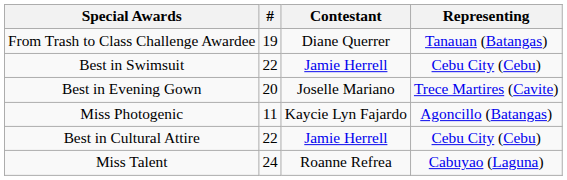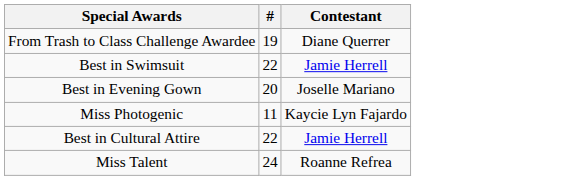- column: (486, 16)
